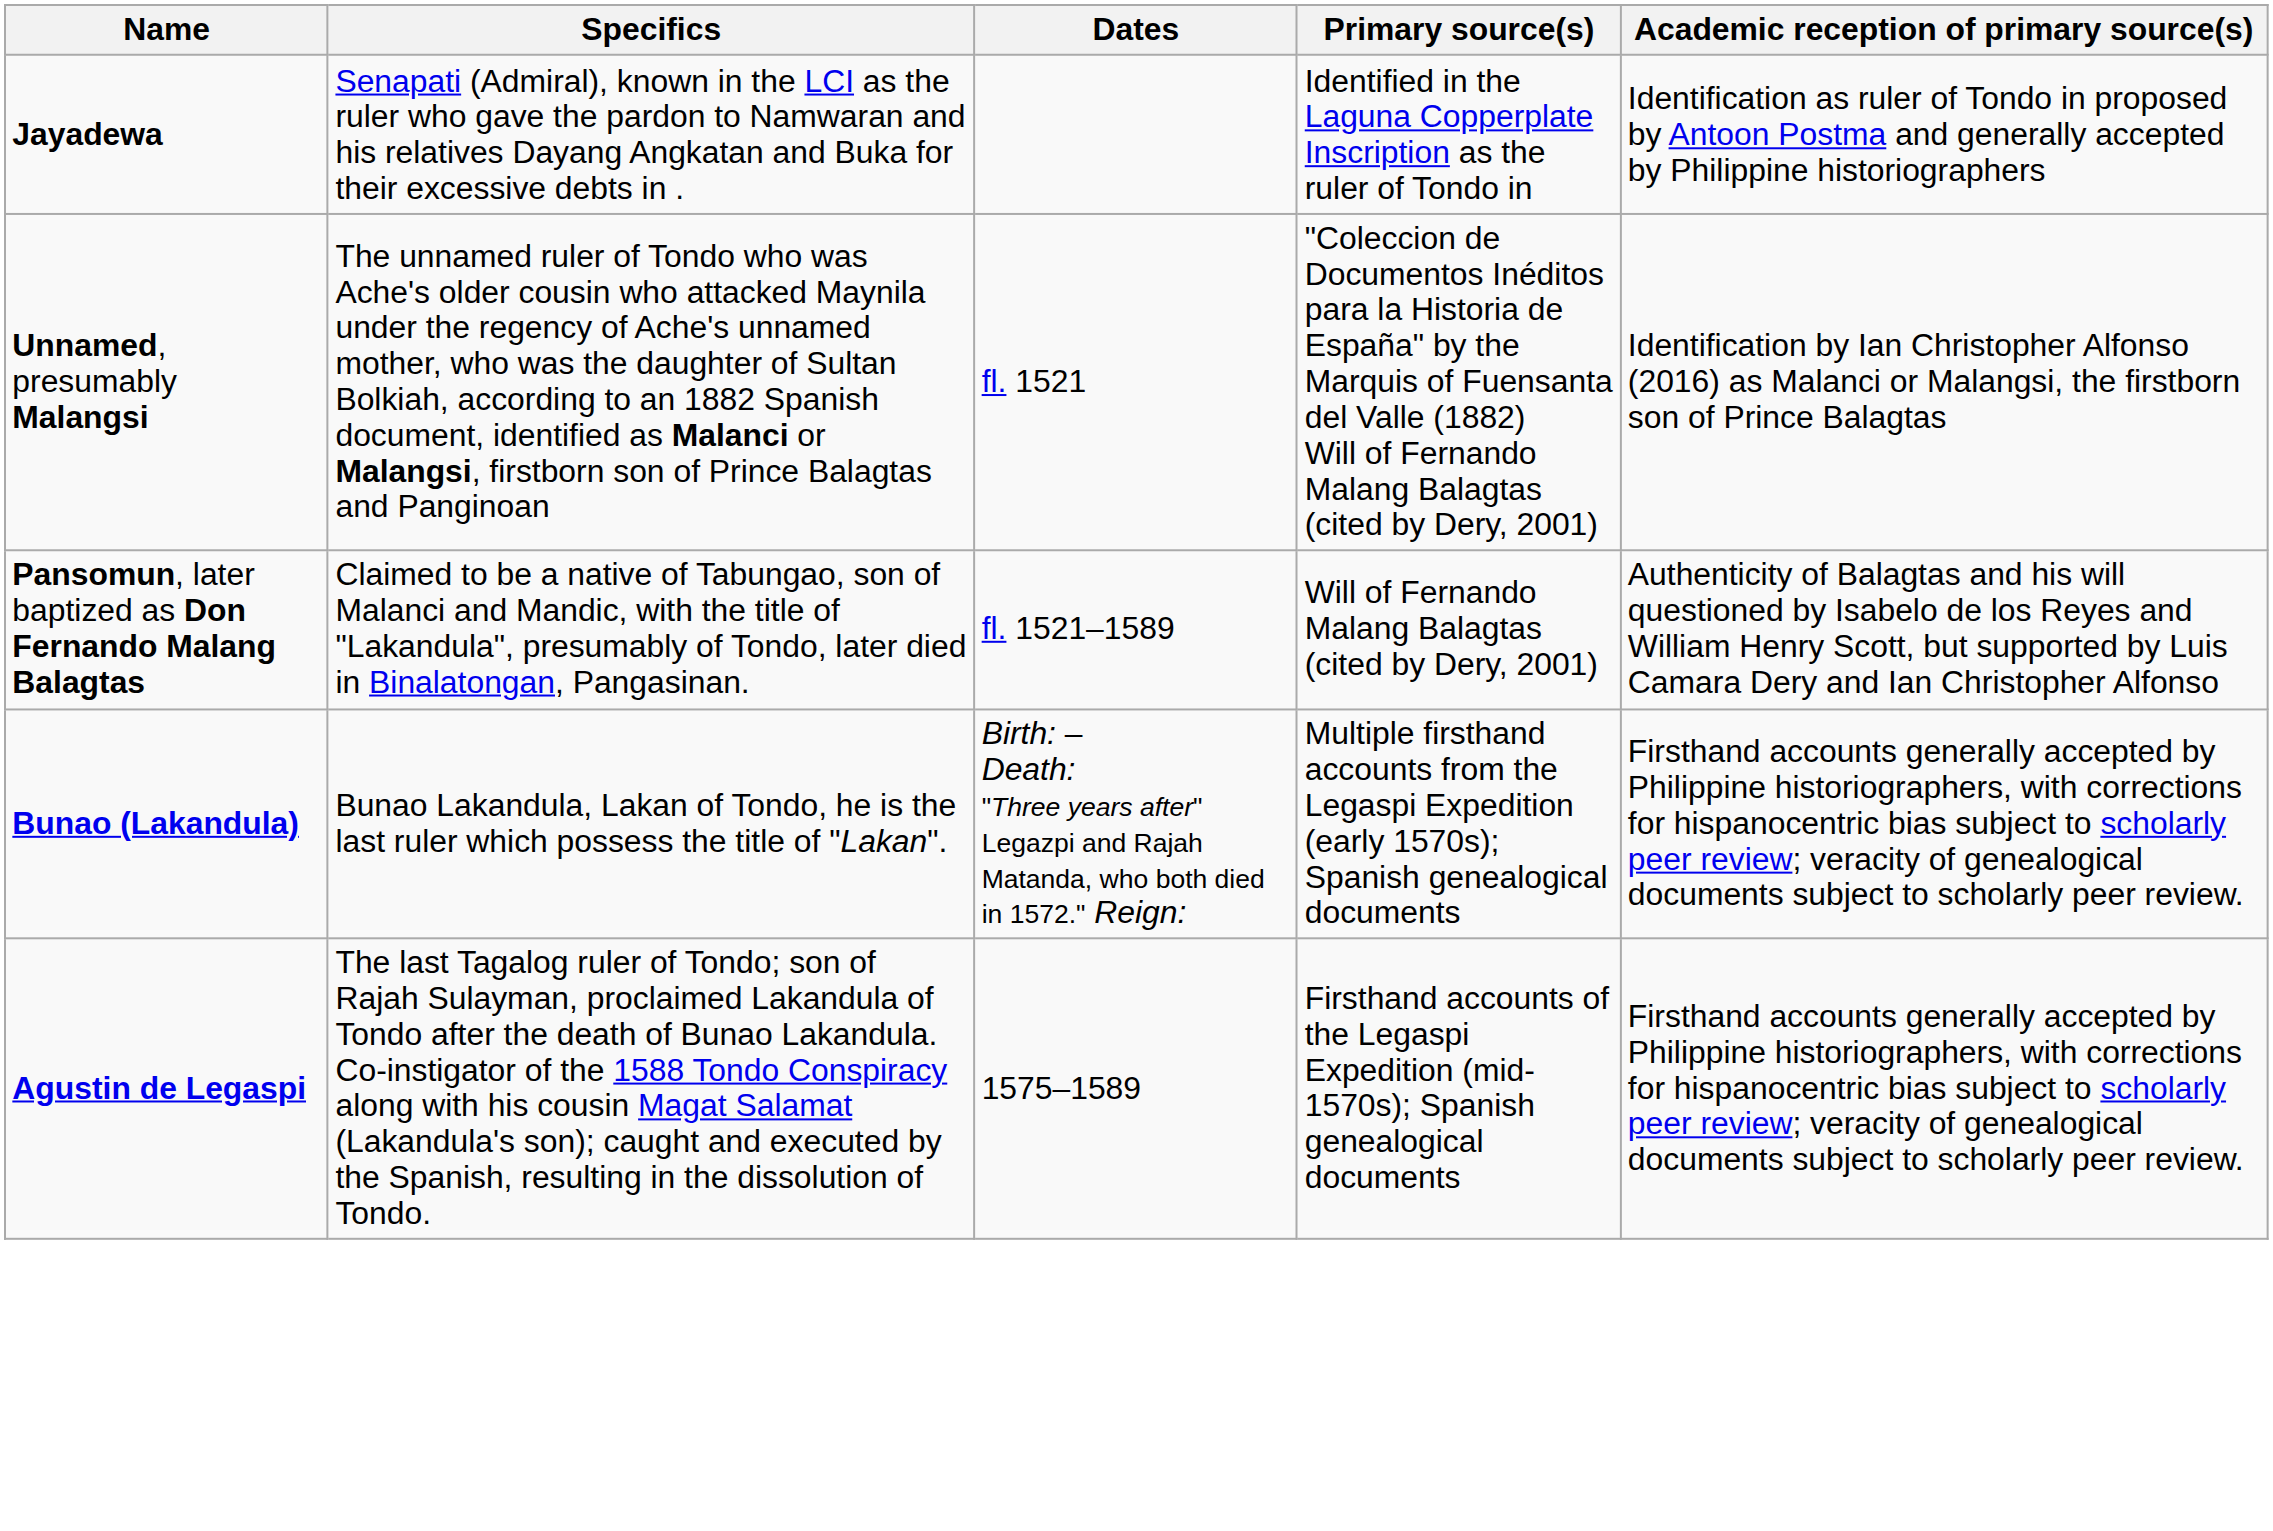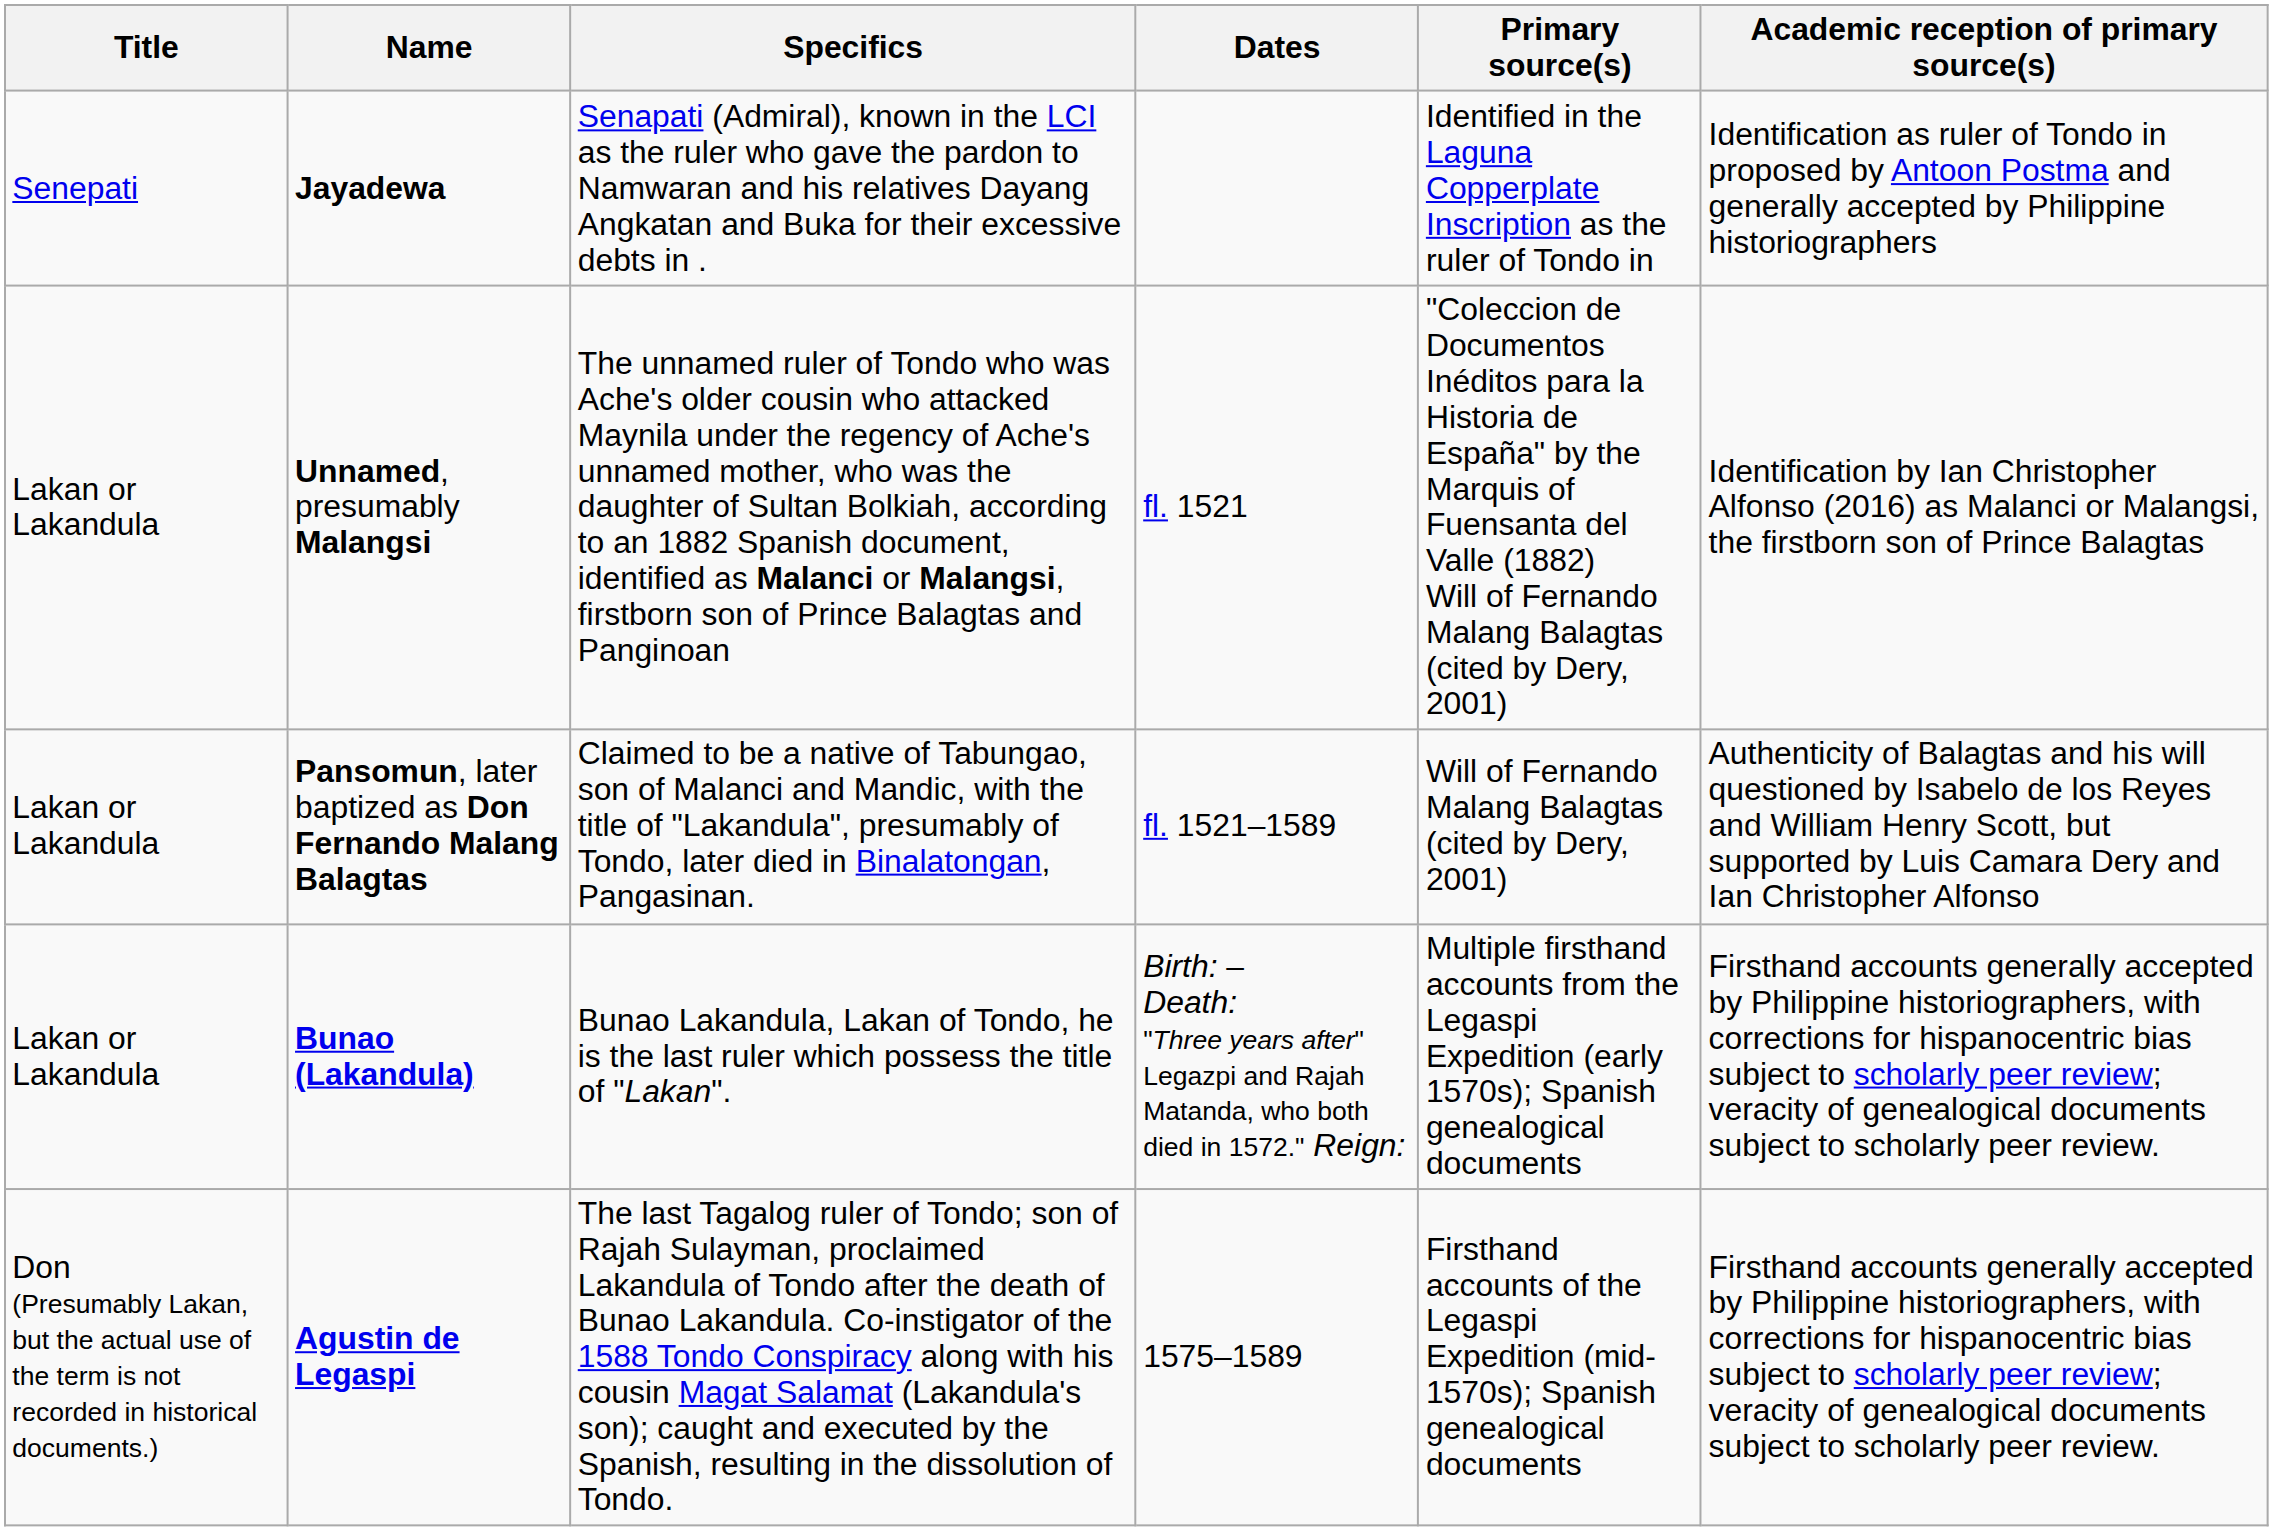+ column: (146, 47)
